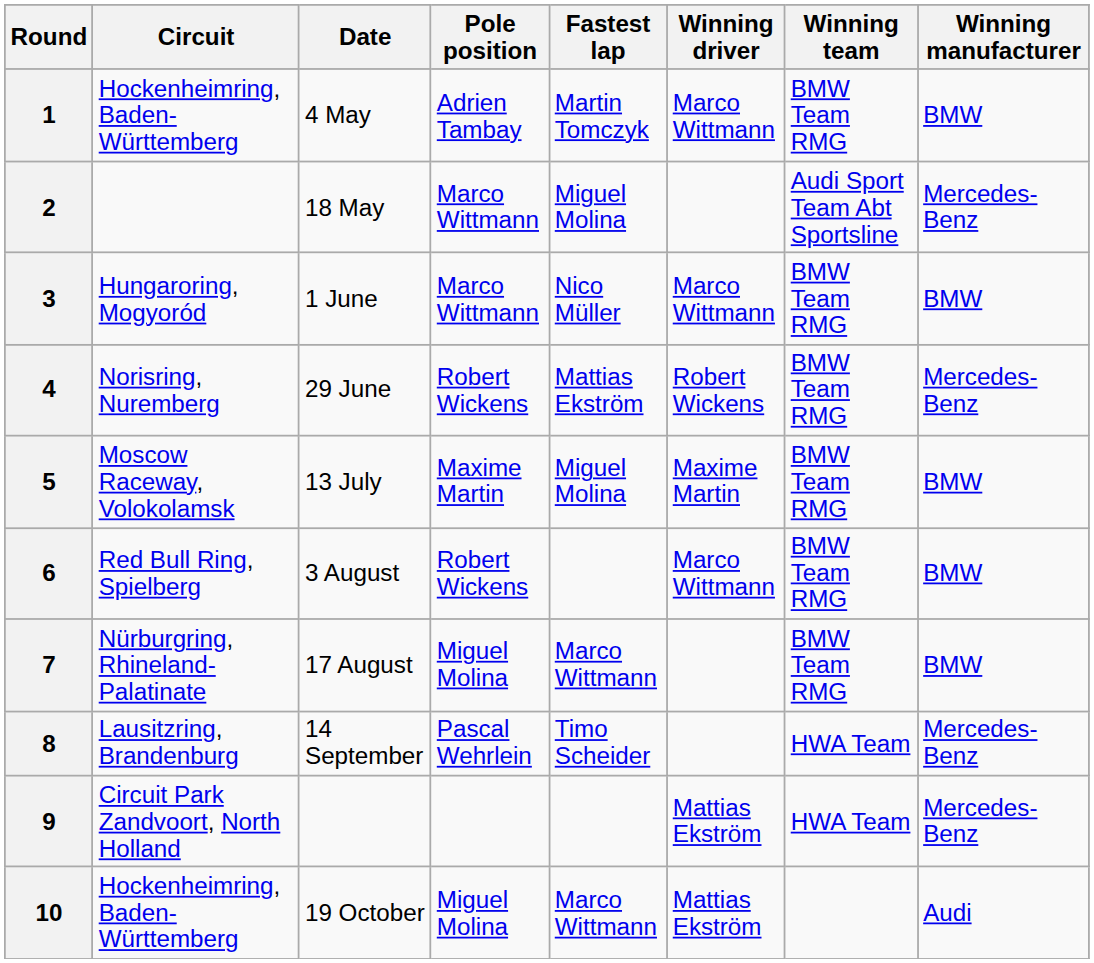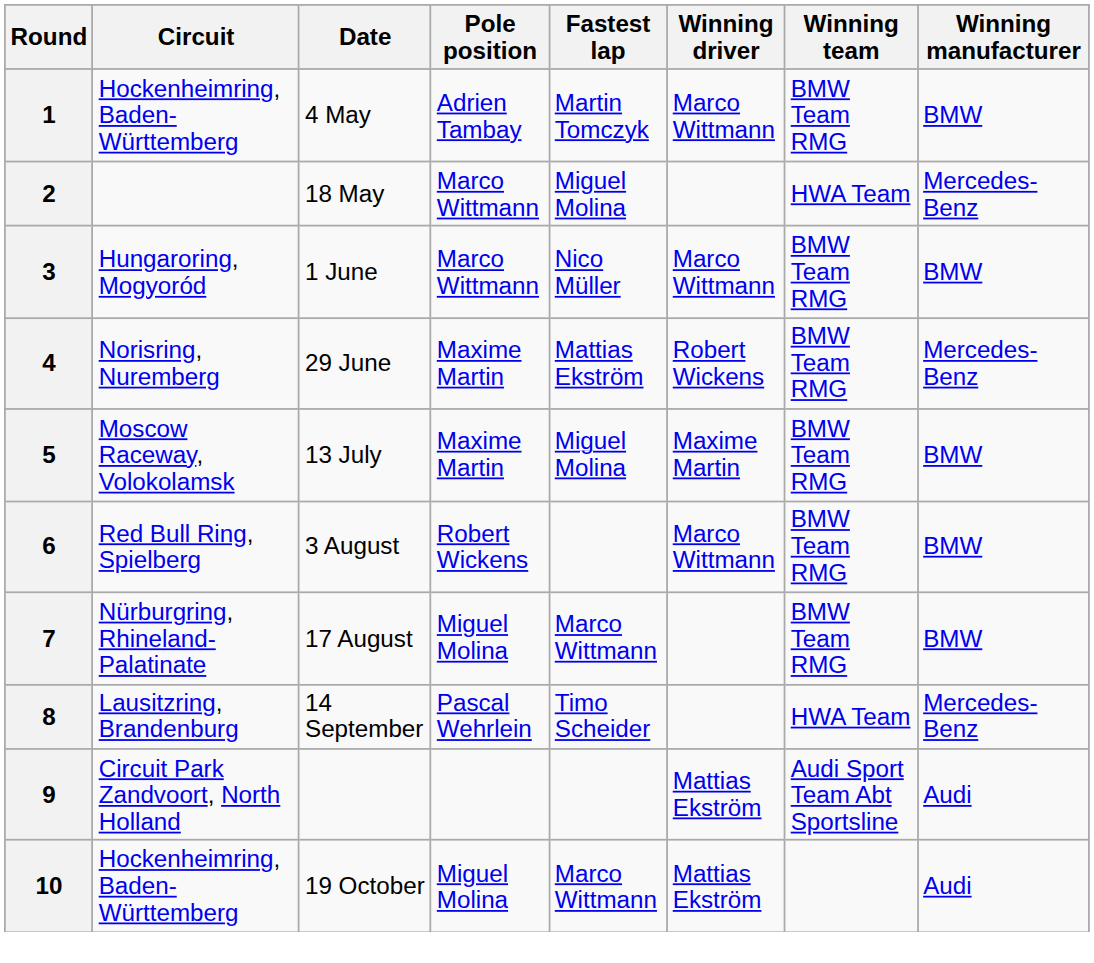(847, 207) Audi Sport Team Abt Sportsline -> (851, 193) HWA Team
(483, 390) Robert Wickens -> (479, 363) Maxime Martin
(851, 821) HWA Team -> (847, 794) Audi Sport Team Abt Sportsline
(980, 821) Mercedes-Benz -> (947, 794) Audi
